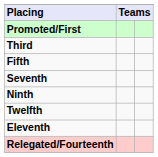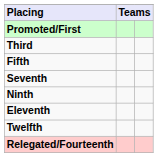rows swapped: (28, 128) <-> (25, 111)
